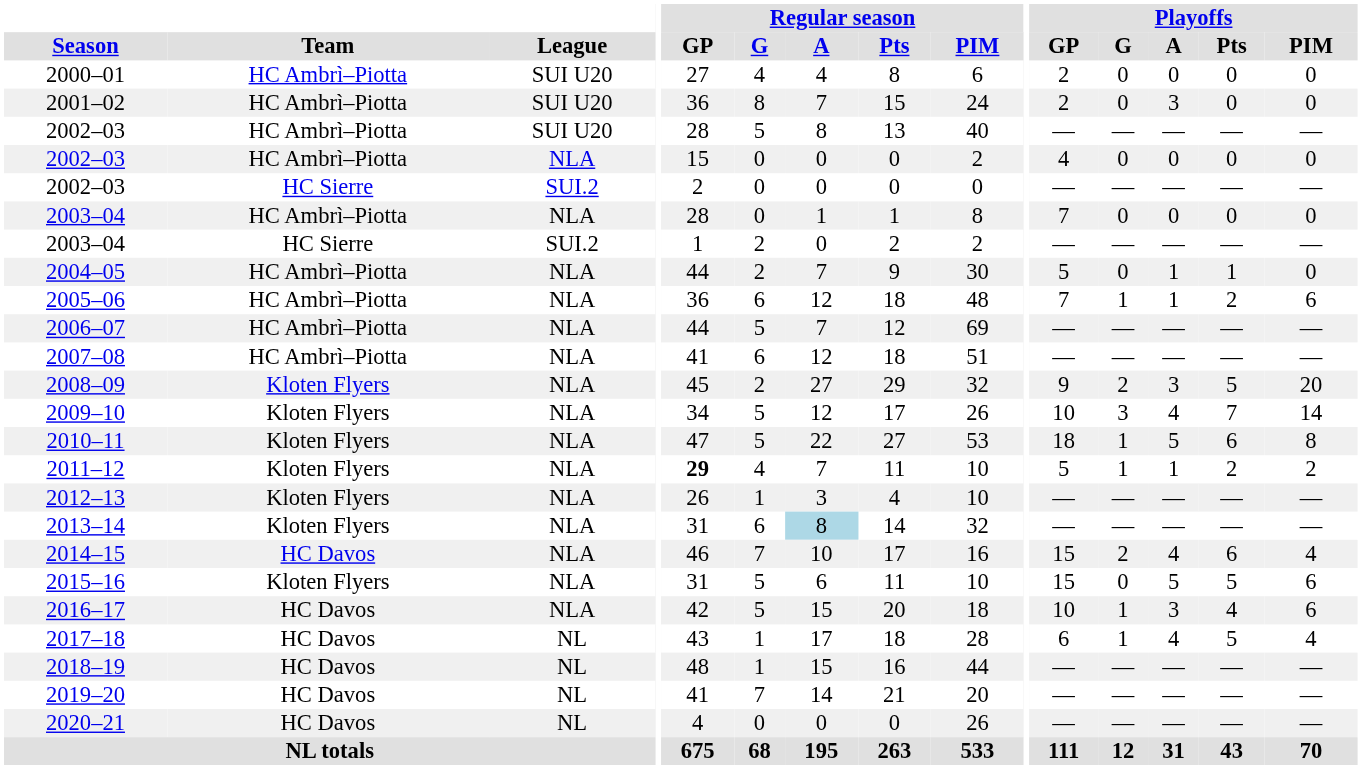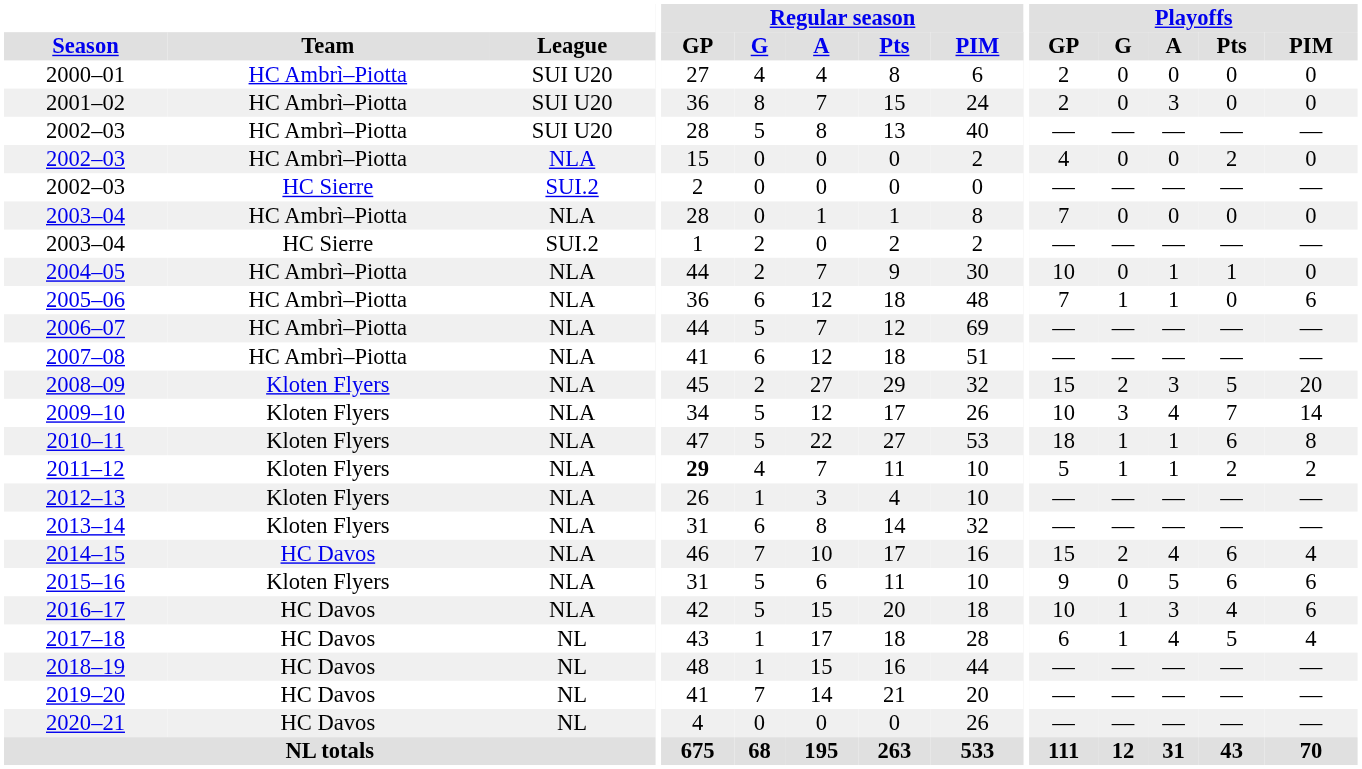(1232, 158) 0 -> (1232, 158) 2
(1064, 271) 5 -> (1064, 271) 10
(1232, 299) 2 -> (1232, 299) 0
(1064, 384) 9 -> (1064, 384) 15
(1174, 440) 5 -> (1174, 440) 1
(821, 525) lightblue background -> (821, 525) no background
(1064, 581) 15 -> (1064, 581) 9
(1232, 581) 5 -> (1232, 581) 6
